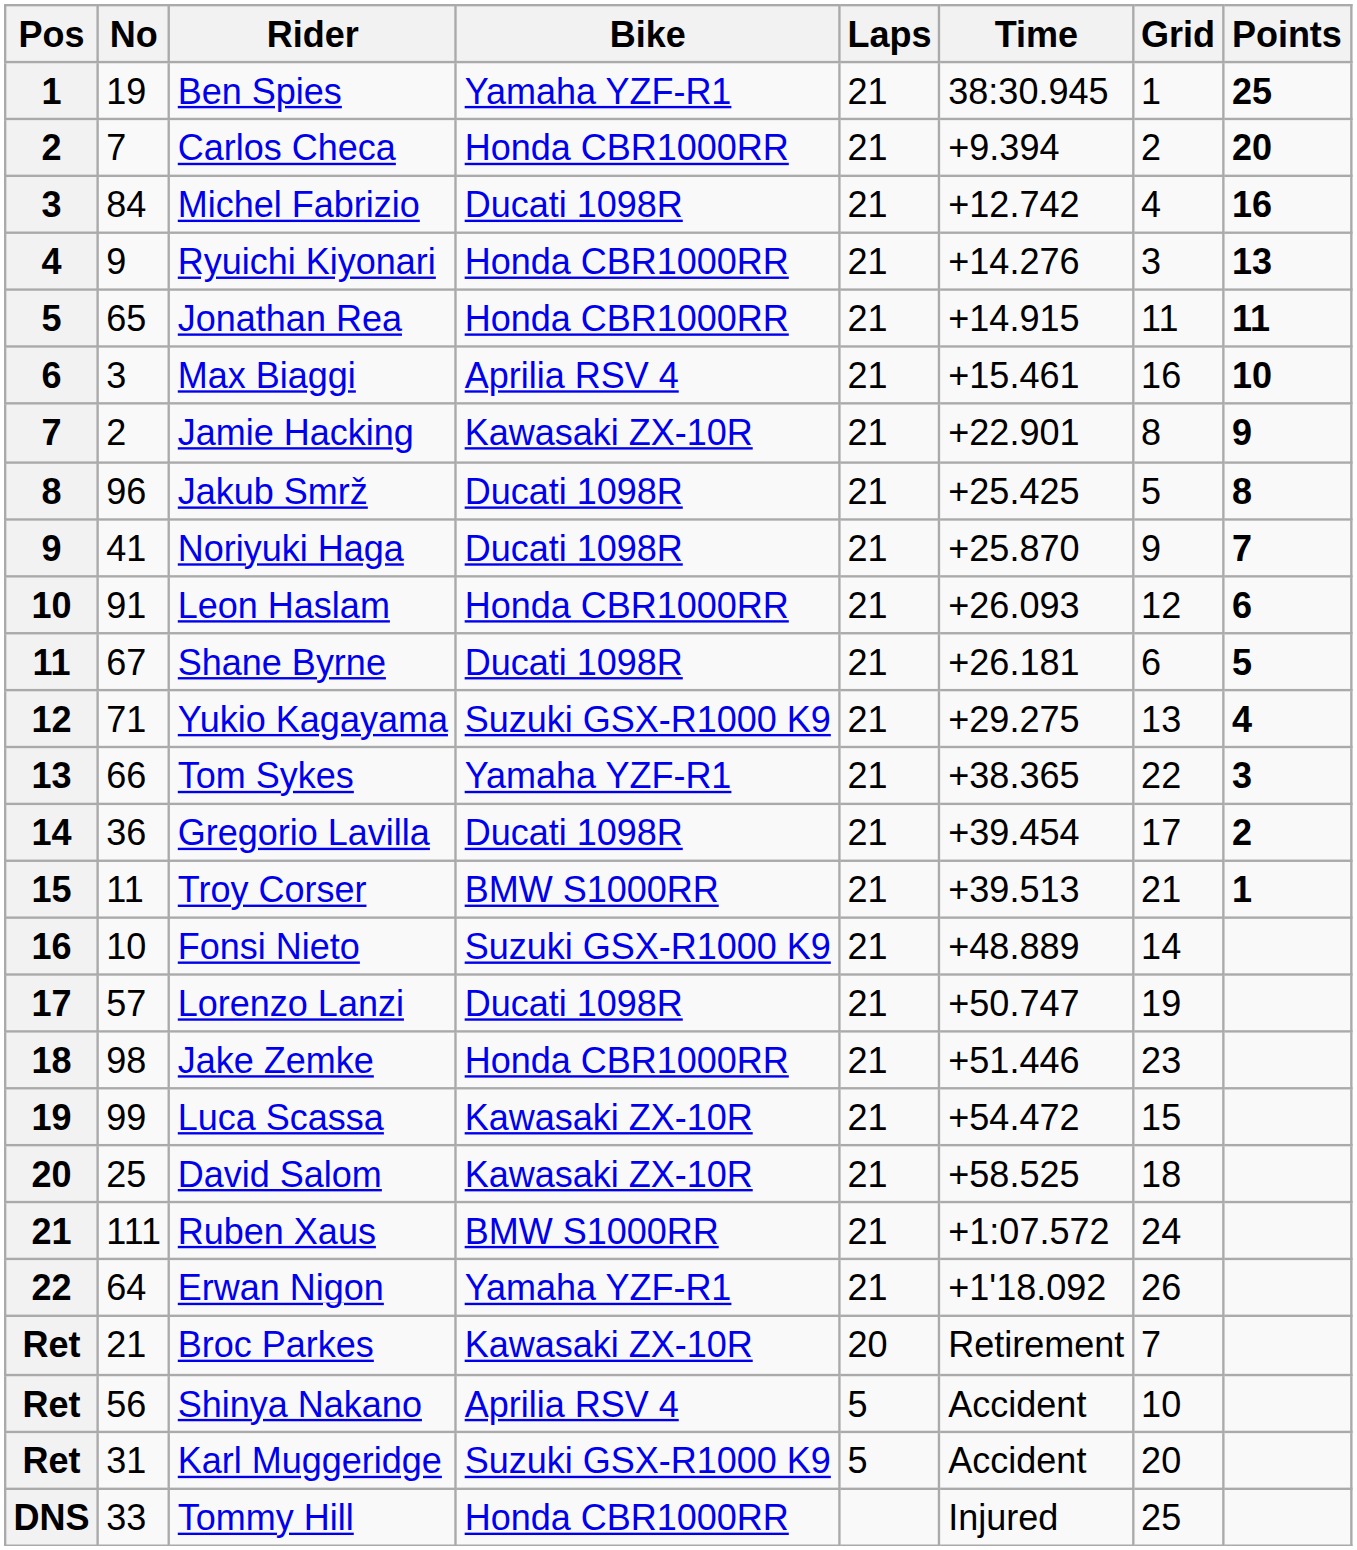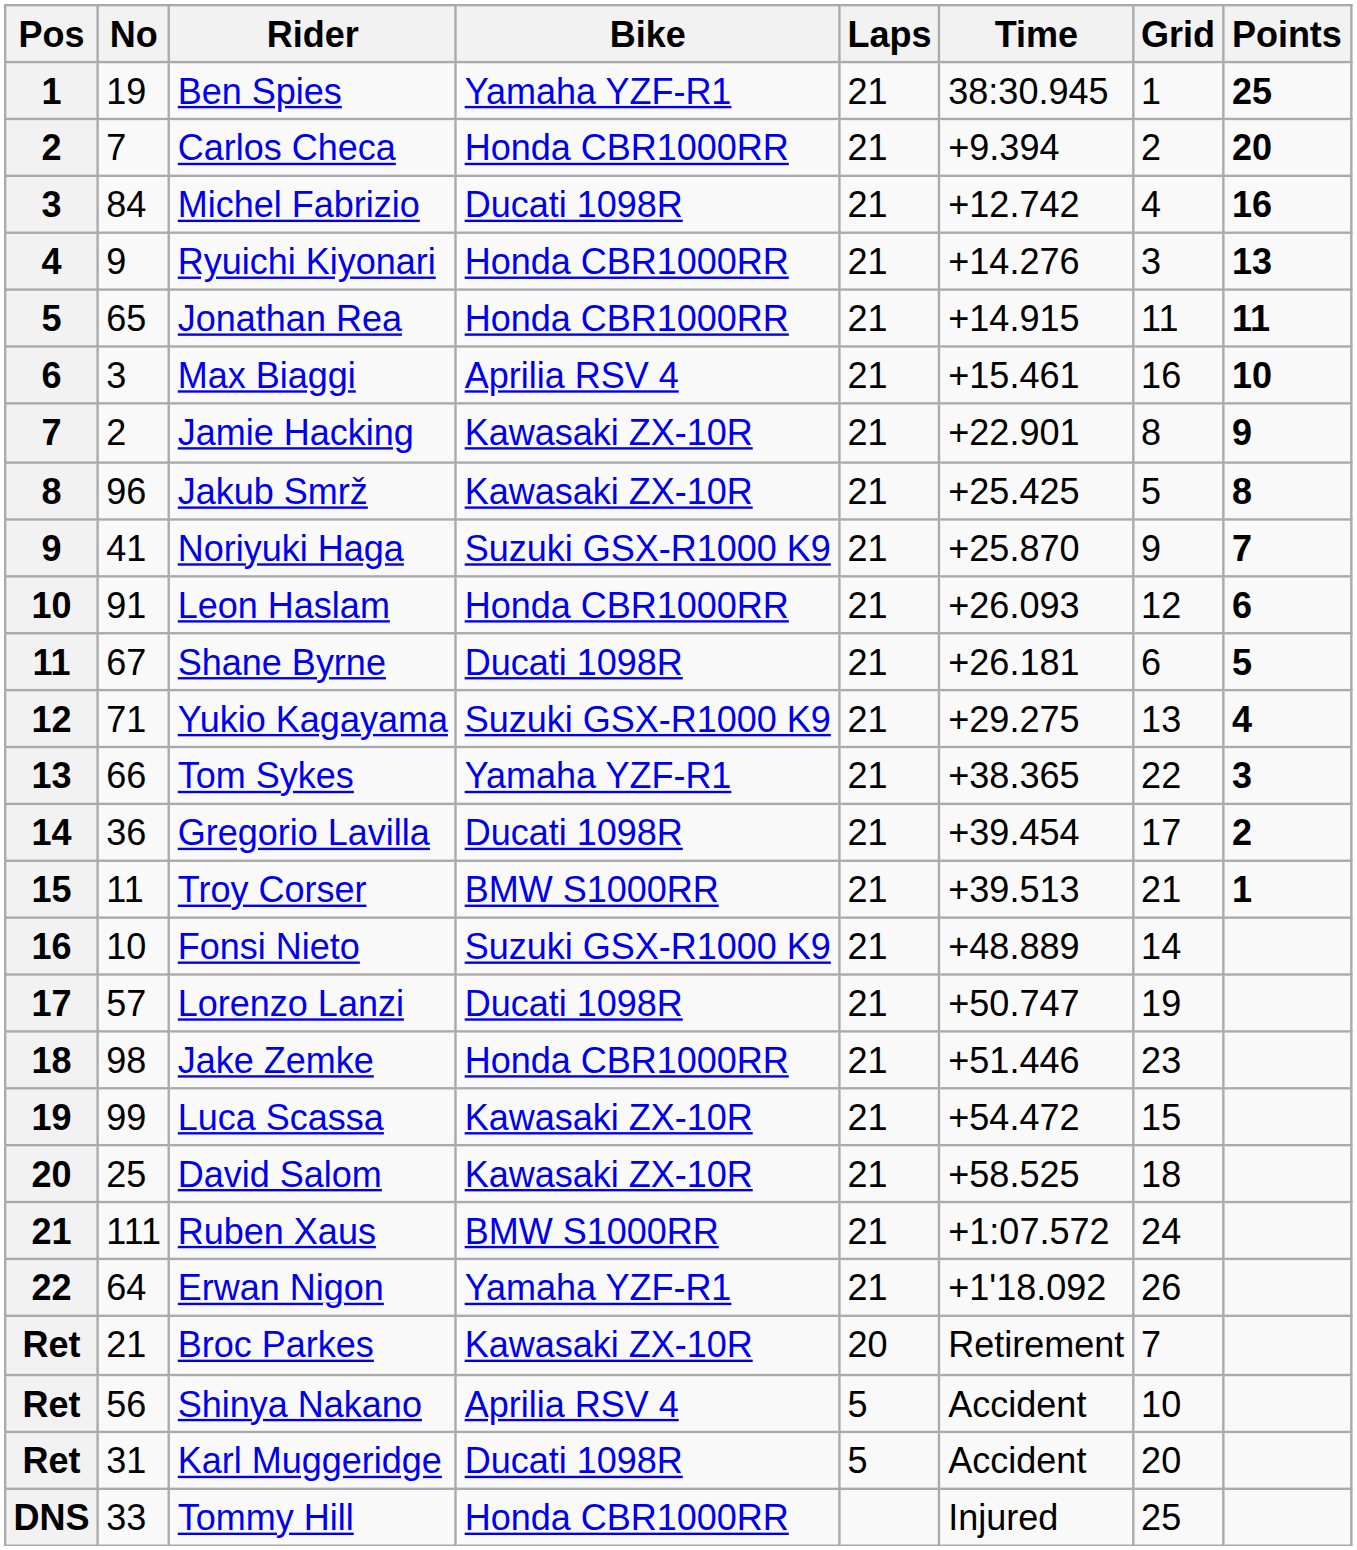(574, 490) Ducati 1098R -> (609, 490) Kawasaki ZX-10R
(574, 547) Ducati 1098R -> (648, 547) Suzuki GSX-R1000 K9
(648, 1460) Suzuki GSX-R1000 K9 -> (574, 1460) Ducati 1098R
